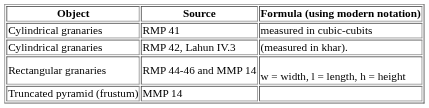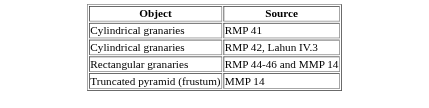- column: (341, 13)
